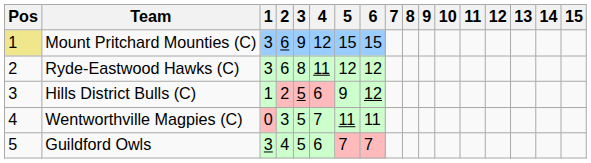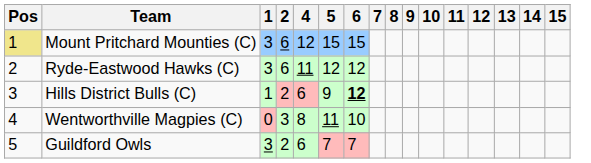- column: (301, 17)
(373, 94) normal -> (357, 94) bold
(318, 119) 7 -> (301, 119) 8
(372, 119) 11 -> (357, 119) 10
(285, 145) 4 -> (285, 145) 2
